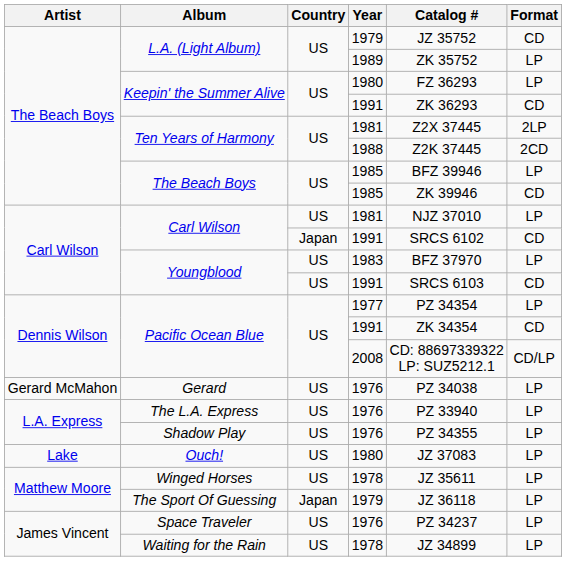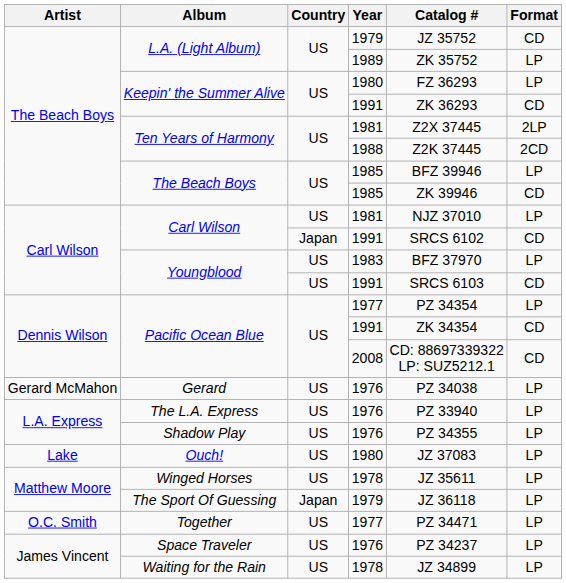(534, 358) CD/LP -> (534, 358) CD
+ row: (204, 522)
